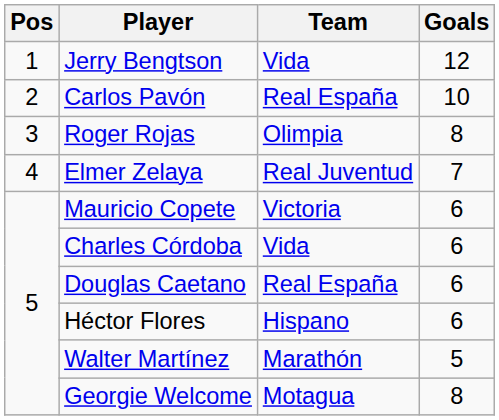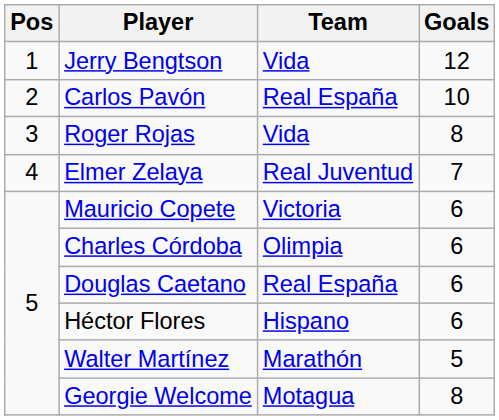(303, 135) Olimpia -> (286, 135) Vida
(286, 246) Vida -> (303, 246) Olimpia
